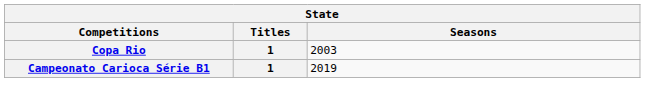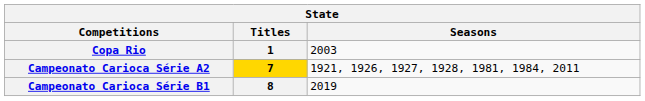+ row: (119, 68)
(270, 68) 1 -> (270, 86) 8
